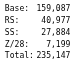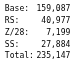rows swapped: (12, 32) <-> (17, 44)
